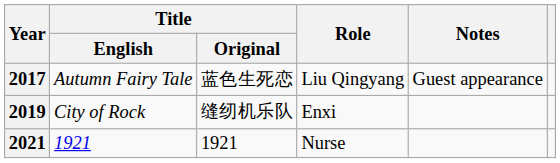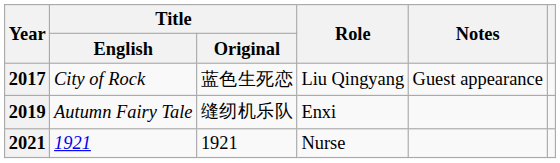(123, 79) Autumn Fairy Tale -> (100, 79) City of Rock
(100, 111) City of Rock -> (123, 111) Autumn Fairy Tale
